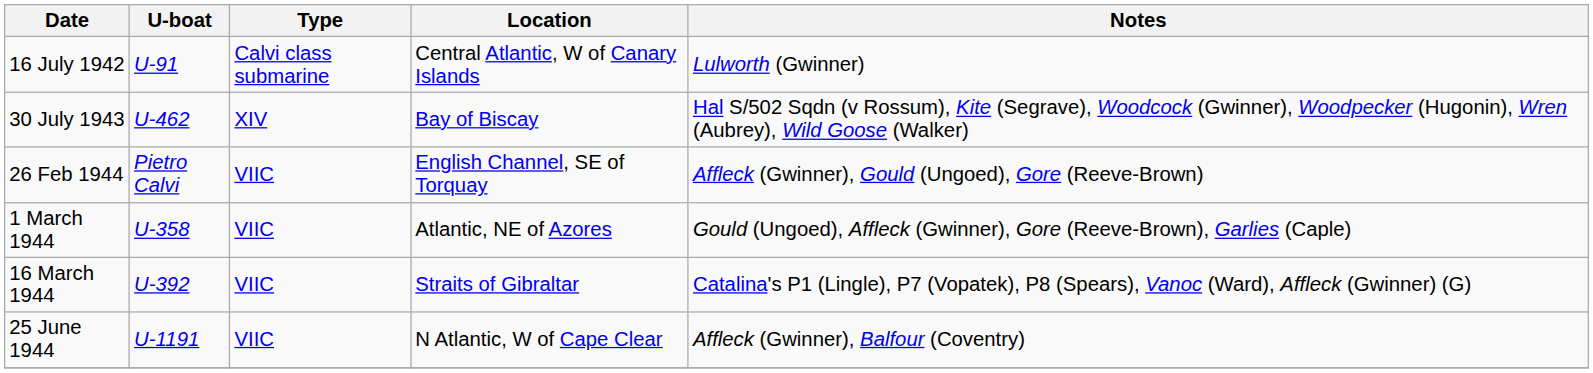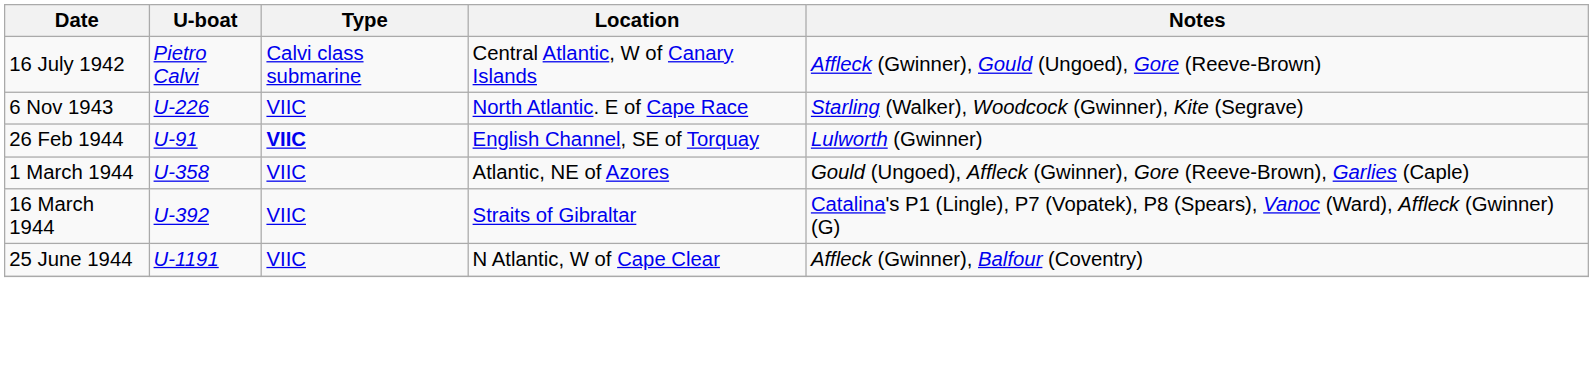(156, 64) U-91 -> (180, 64) Pietro Calvi
(779, 64) Lulworth (Gwinner) -> (1066, 64) Affleck (Gwinner), Gould (Ungoed), Gore (Reeve-Brown)
- row: (67, 119)
+ row: (61, 107)
(161, 174) Pietro Calvi -> (176, 140) U-91
(254, 174) normal -> (286, 140) bold
(948, 174) Affleck (Gwinner), Gould (Ungoed), Gore (Reeve-Brown) -> (897, 140) Lulworth (Gwinner)
